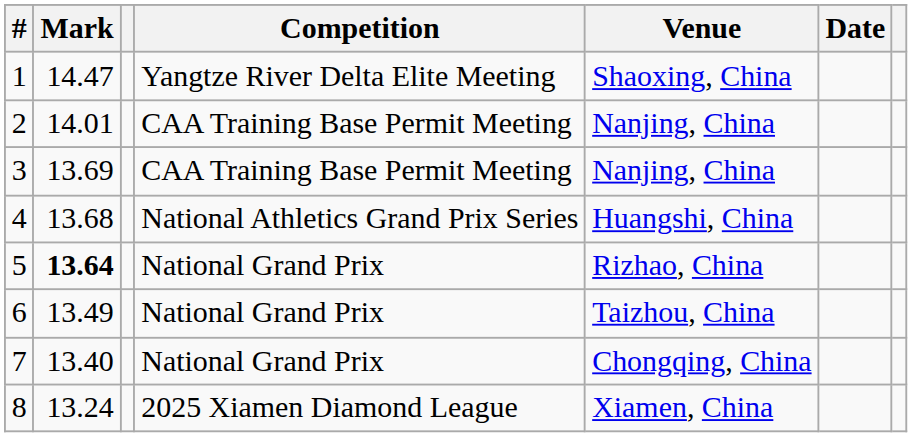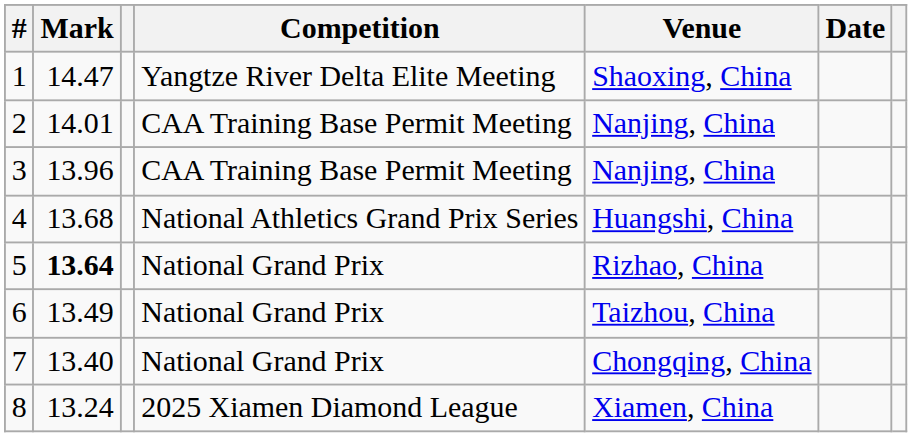(80, 170) 13.69 -> (80, 170) 13.96
